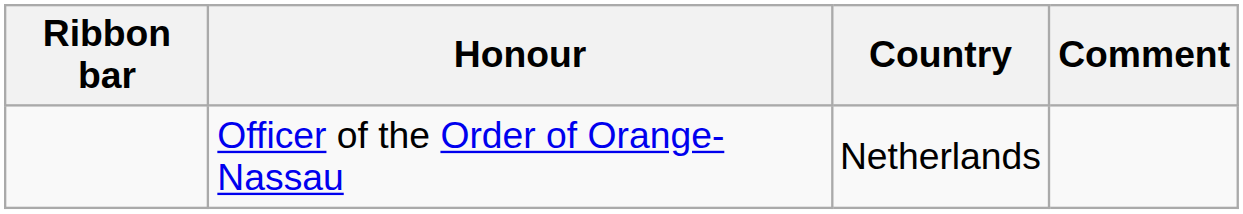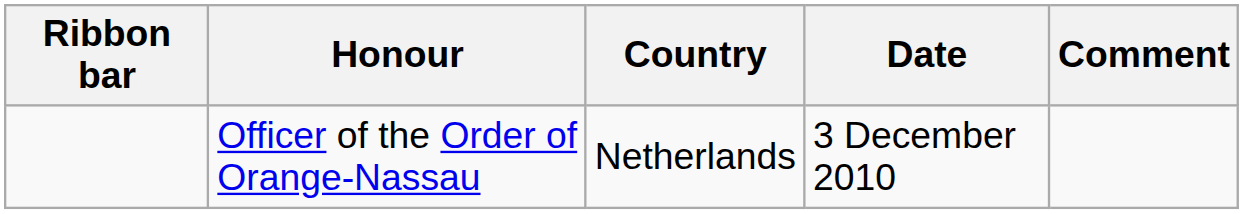+ column: (927, 55)
